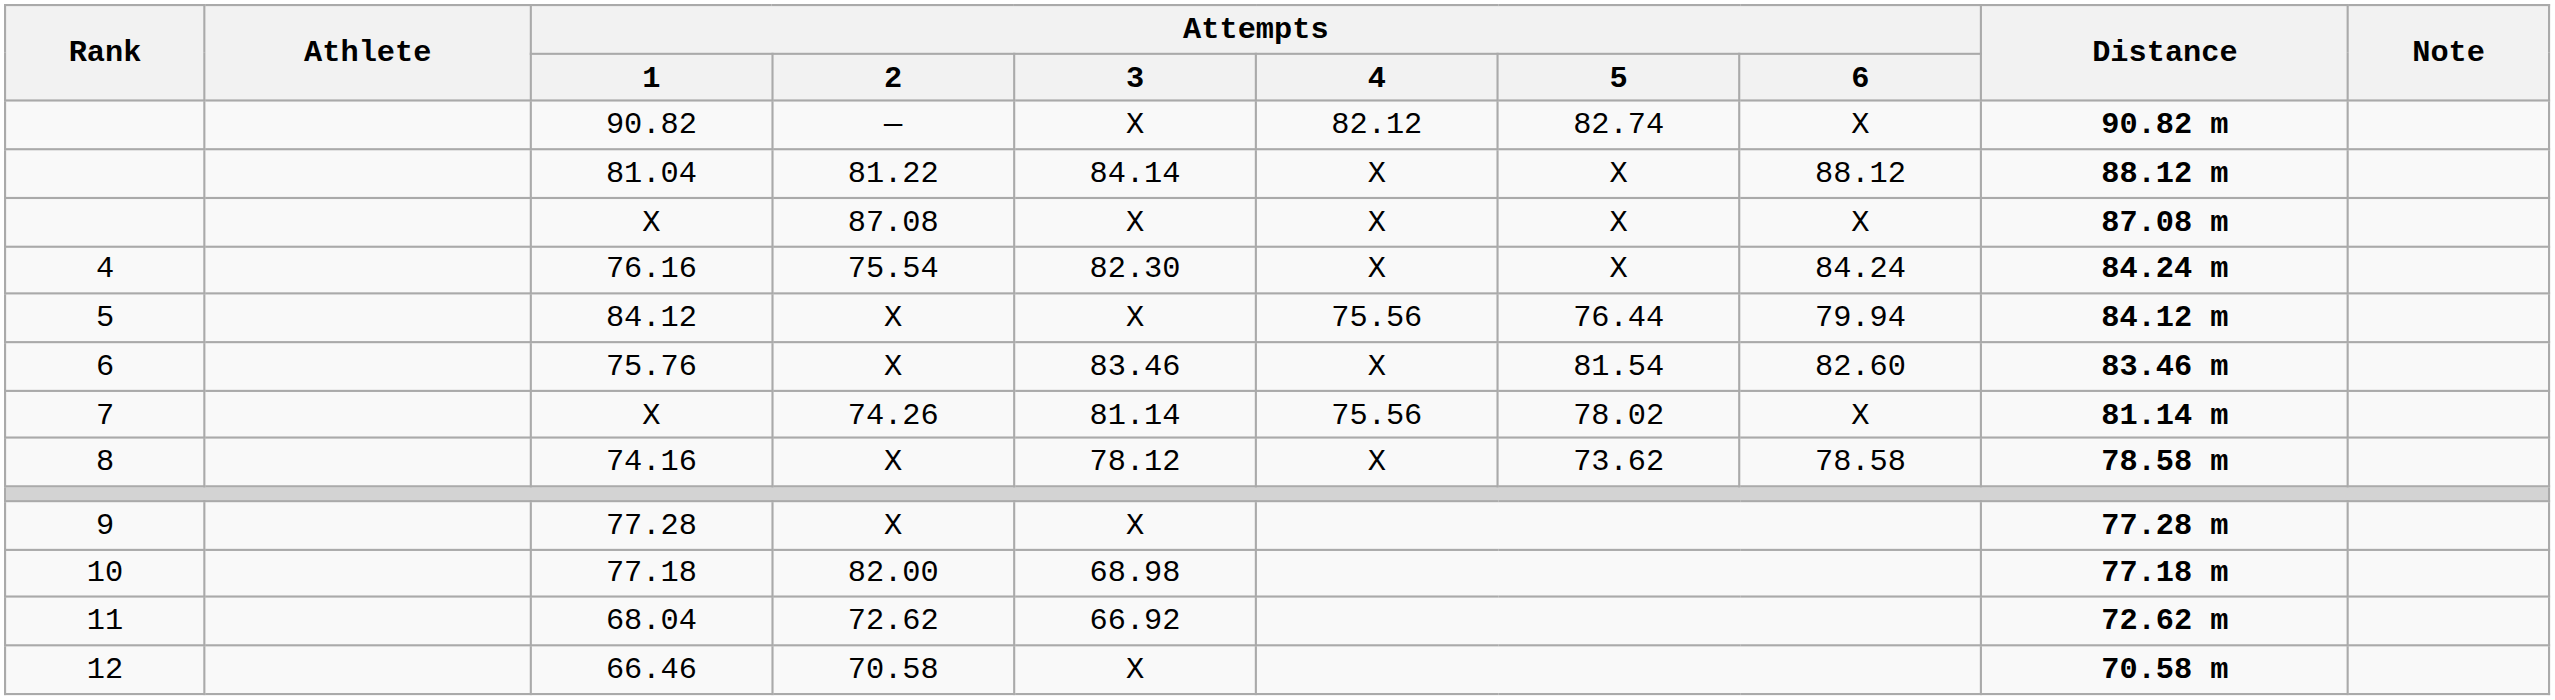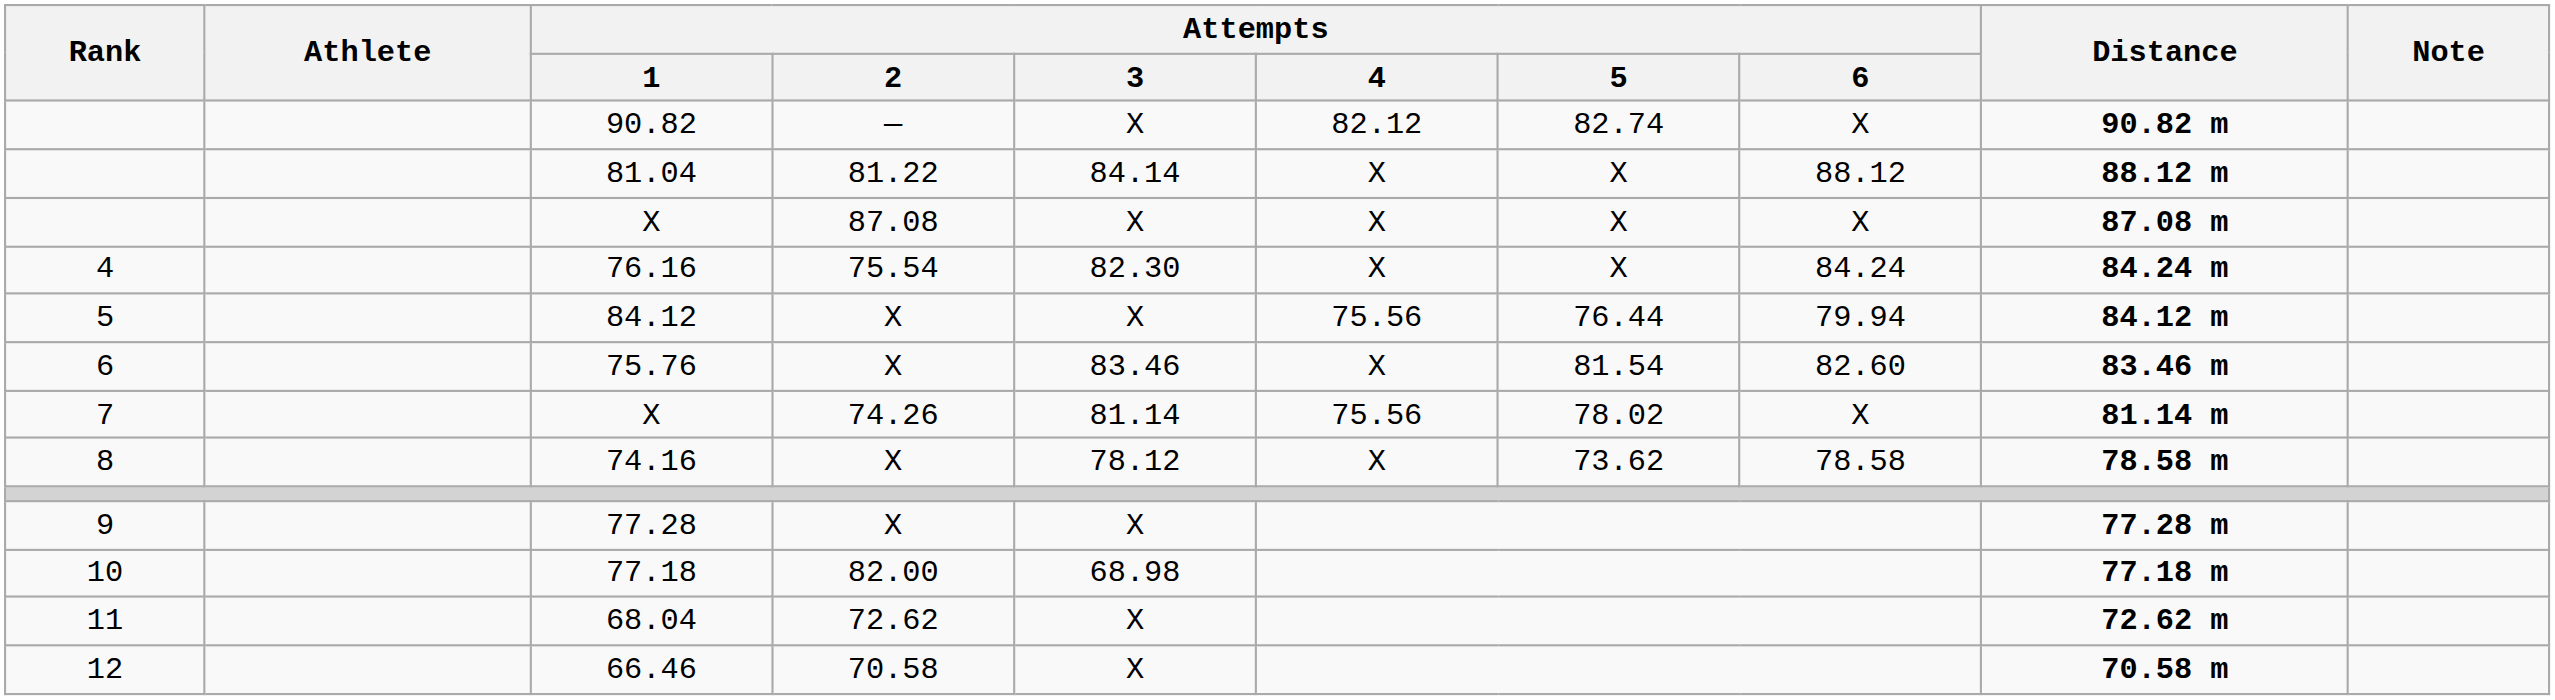(1135, 622) 66.92 -> (1135, 622) X
